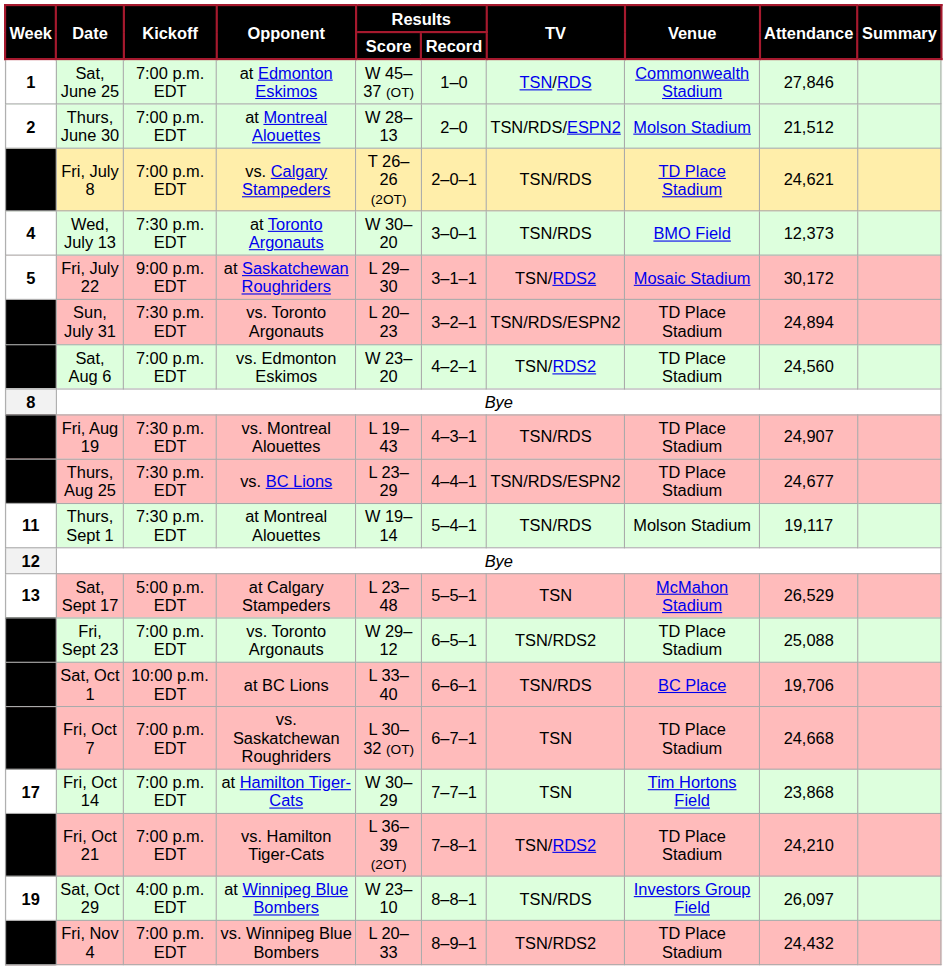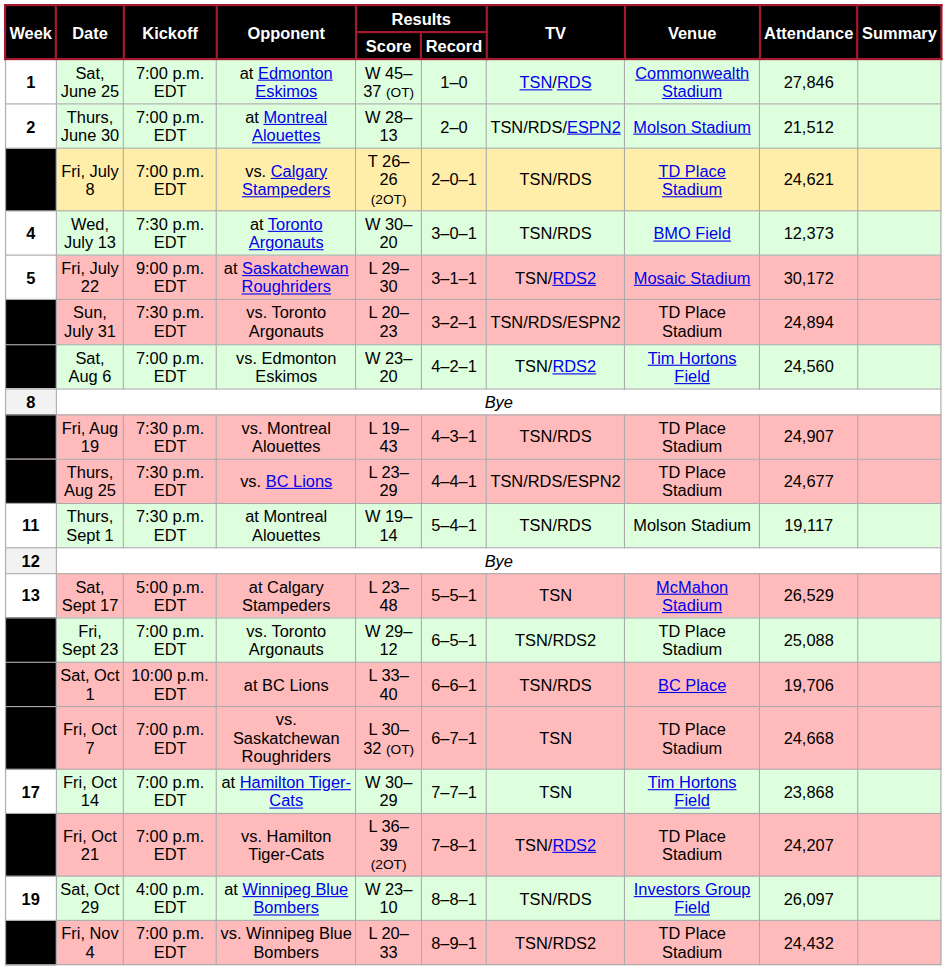(692, 367) TD Place Stadium -> (692, 367) Tim Hortons Field
(809, 845) 24,210 -> (809, 845) 24,207
